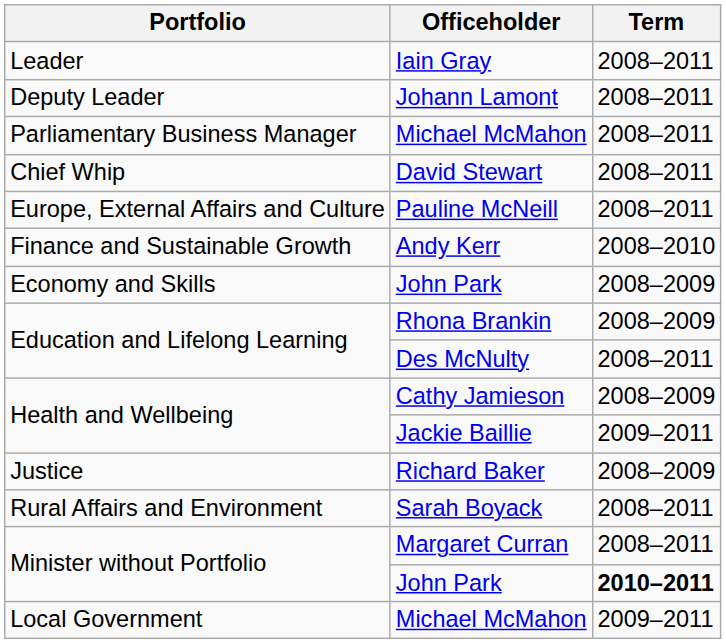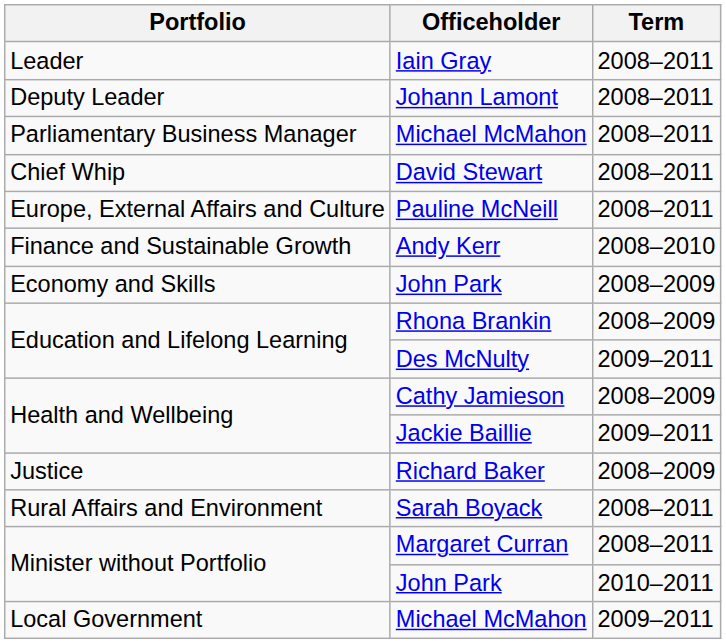(655, 358) 2008–2011 -> (655, 358) 2009–2011
(656, 582) bold -> (655, 582) normal
